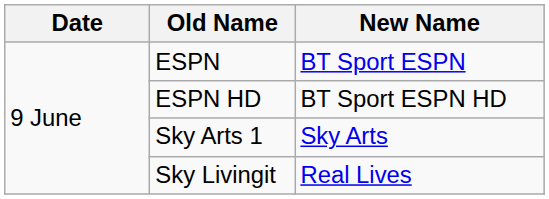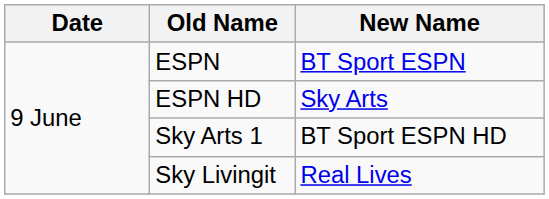(404, 99) BT Sport ESPN HD -> (344, 99) Sky Arts
(344, 136) Sky Arts -> (404, 136) BT Sport ESPN HD
